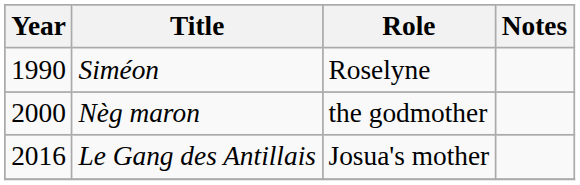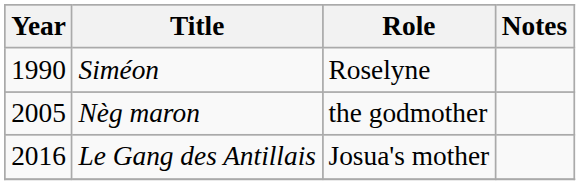(39, 112) 2000 -> (39, 112) 2005
